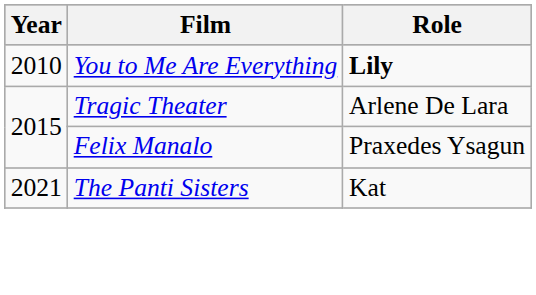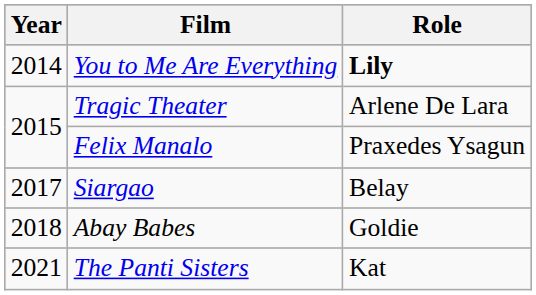(36, 65) 2010 -> (36, 65) 2014
+ row: (114, 187)
+ row: (134, 227)
